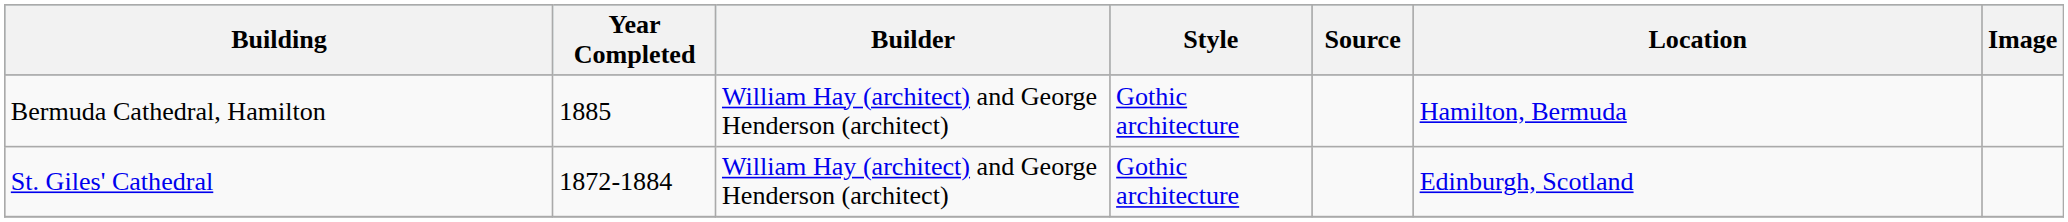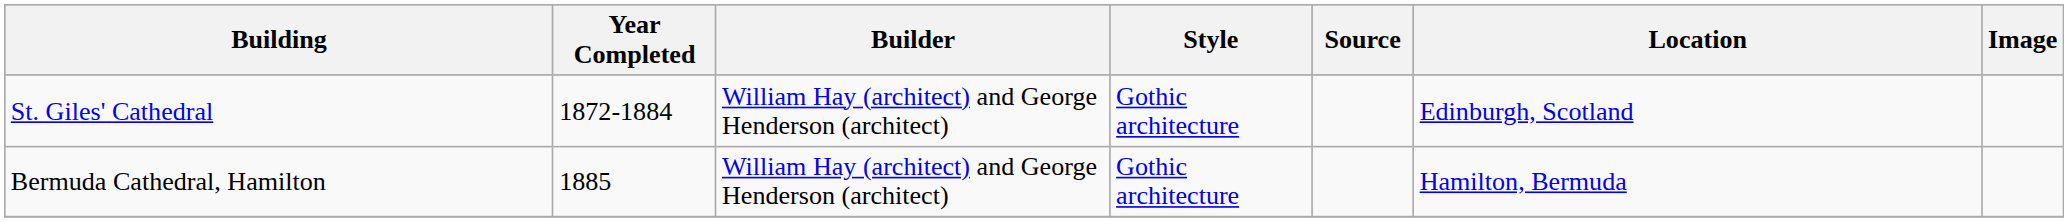rows swapped: (112, 181) <-> (168, 110)
